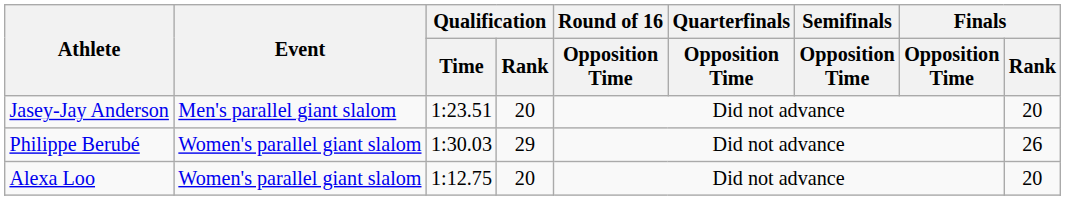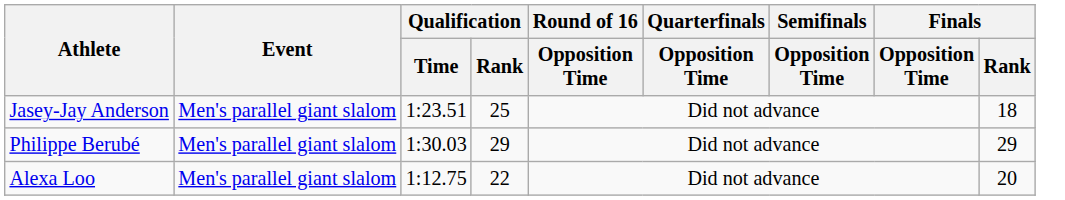(525, 111) 20 -> (500, 111) 25
(1032, 111) 20 -> (1007, 111) 18
(300, 145) Women's parallel giant slalom -> (287, 145) Men's parallel giant slalom
(1032, 145) 26 -> (1007, 145) 29
(300, 178) Women's parallel giant slalom -> (287, 178) Men's parallel giant slalom
(525, 178) 20 -> (500, 178) 22
